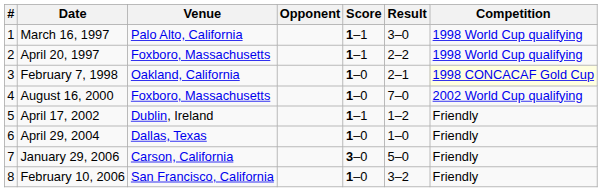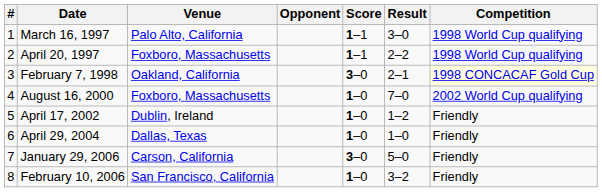(357, 75) 1–0 -> (357, 75) 3–0
(357, 116) 1–1 -> (357, 116) 1–0
